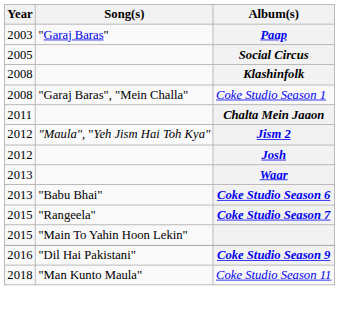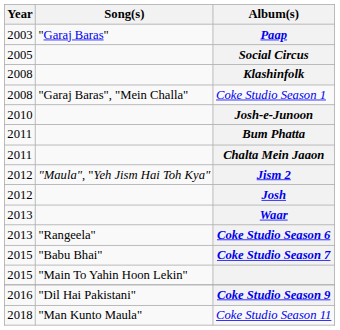+ row: (20, 114)
+ row: (20, 134)
(70, 194) "Babu Bhai" -> (67, 235) "Rangeela"
(67, 214) "Rangeela" -> (70, 255) "Babu Bhai"
